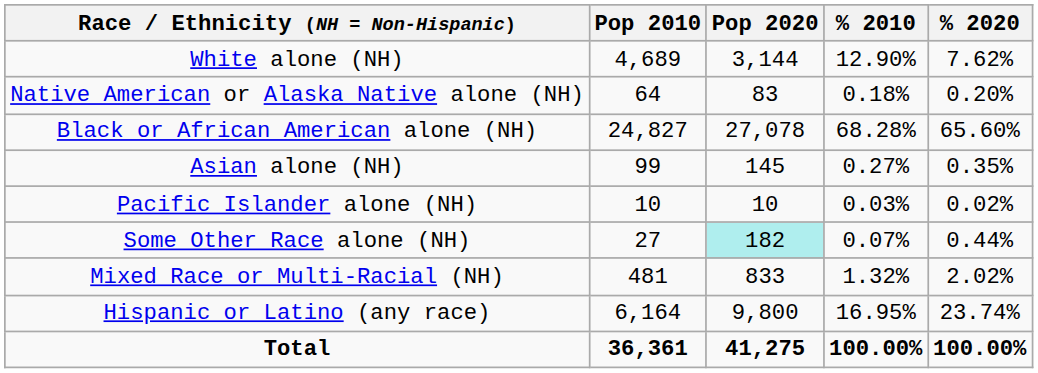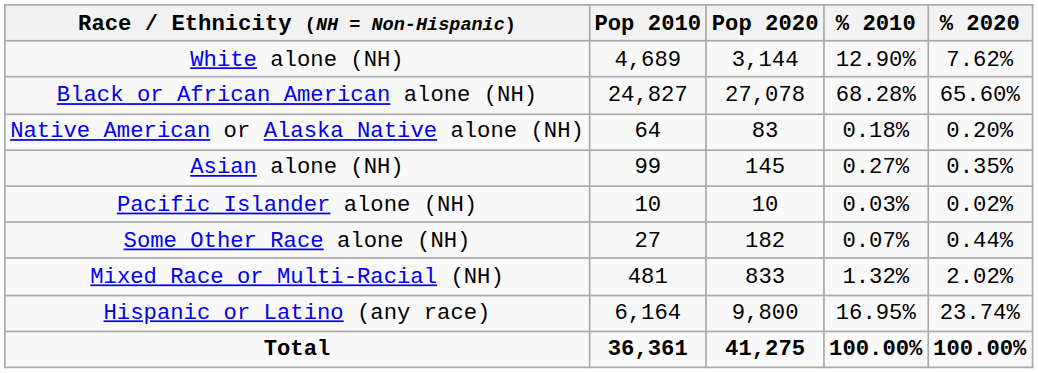rows swapped: (297, 132) <-> (297, 95)
(765, 240) paleturquoise background -> (765, 240) no background
